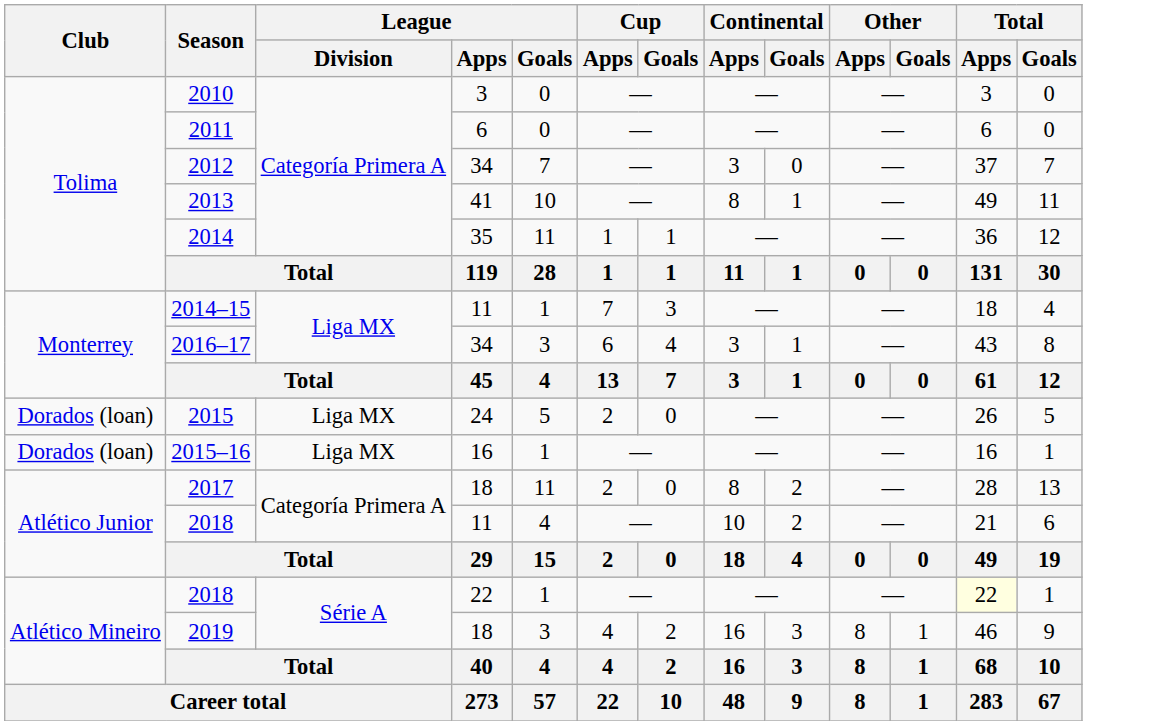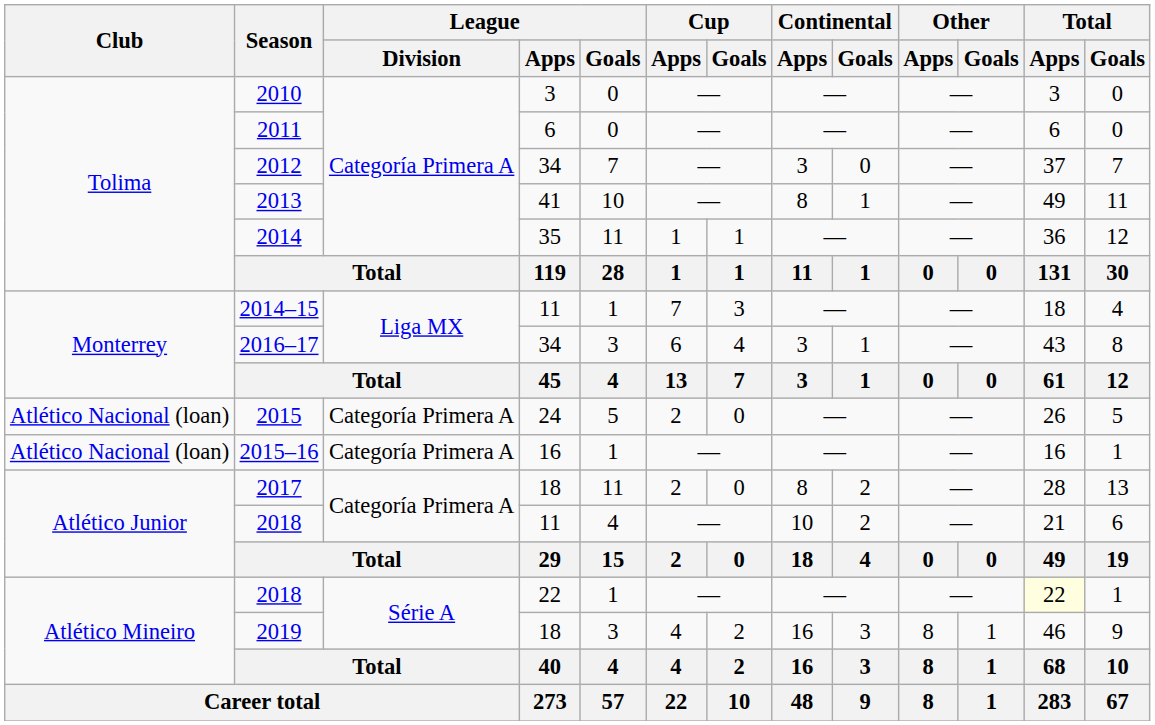(85, 415) Dorados (loan) -> (120, 415) Atlético Nacional (loan)
(353, 415) Liga MX -> (422, 415) Categoría Primera A
(85, 451) Dorados (loan) -> (120, 451) Atlético Nacional (loan)
(353, 451) Liga MX -> (422, 451) Categoría Primera A
